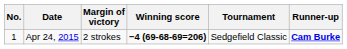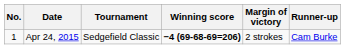columns swapped: (249, 17) <-> (104, 17)
(316, 37) bold -> (314, 37) normal
